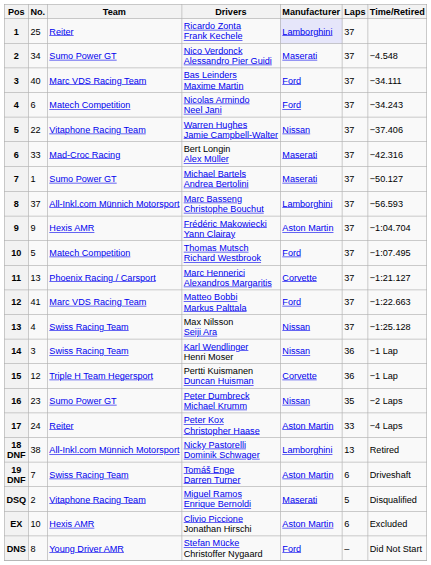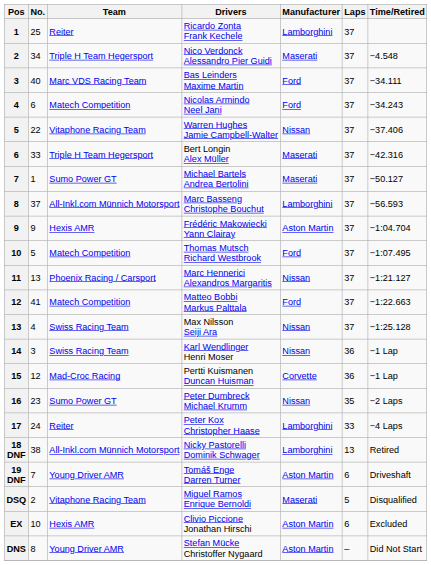(307, 31) lavender background -> (307, 31) no background
(83, 56) Sumo Power GT -> (101, 56) Triple H Team Hegersport
(85, 154) Mad-Croc Racing -> (101, 154) Triple H Team Hegersport
(300, 278) Corvette -> (296, 278) Nissan
(98, 302) Marc VDS Racing Team -> (90, 302) Matech Competition
(101, 376) Triple H Team Hegersport -> (85, 376) Mad-Croc Racing
(308, 425) Aston Martin -> (307, 425) Lamborghini
(89, 475) Swiss Racing Team -> (87, 475) Young Driver AMR
(292, 549) Ford -> (308, 549) Aston Martin
